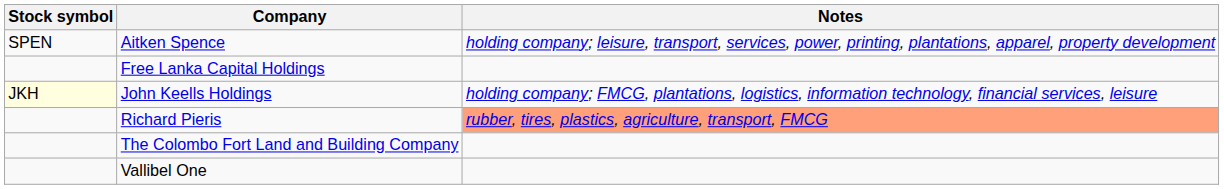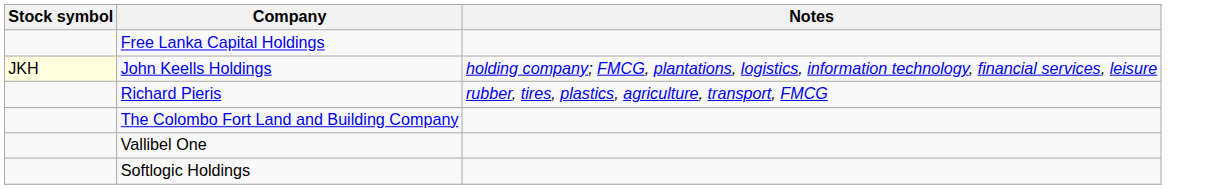- row: (173, 42)
(647, 119) lightsalmon background -> (647, 94) no background
+ row: (185, 171)
